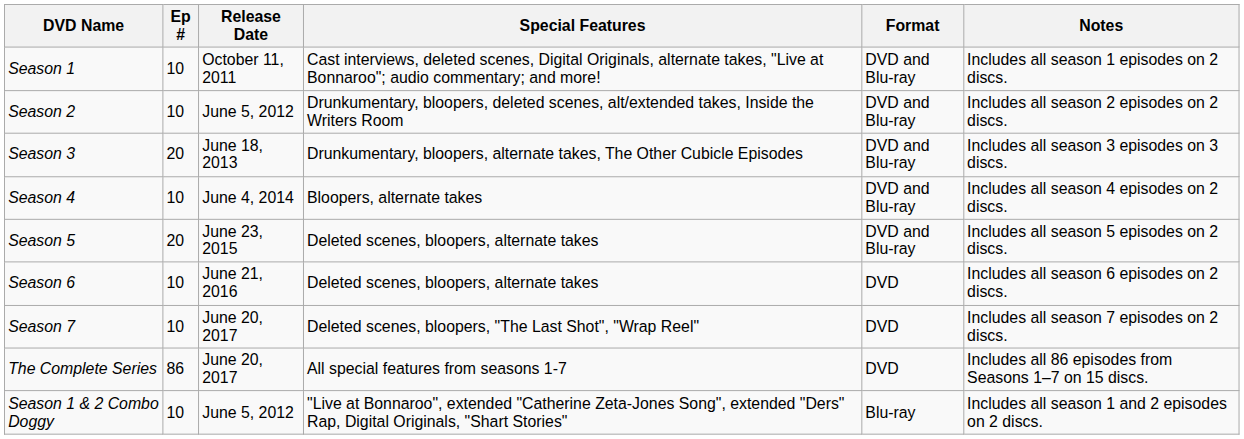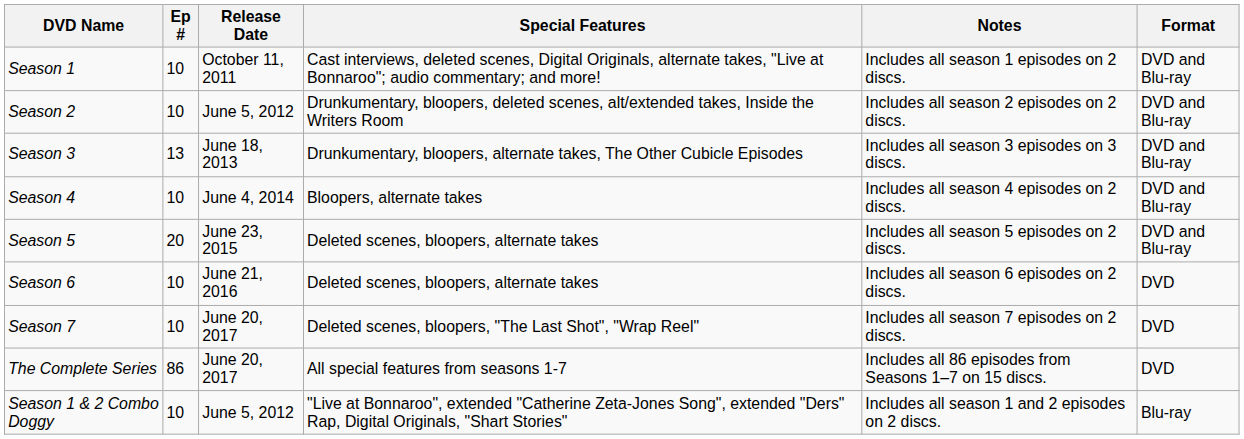columns swapped: (1101, 25) <-> (913, 25)
(175, 154) 20 -> (175, 154) 13
